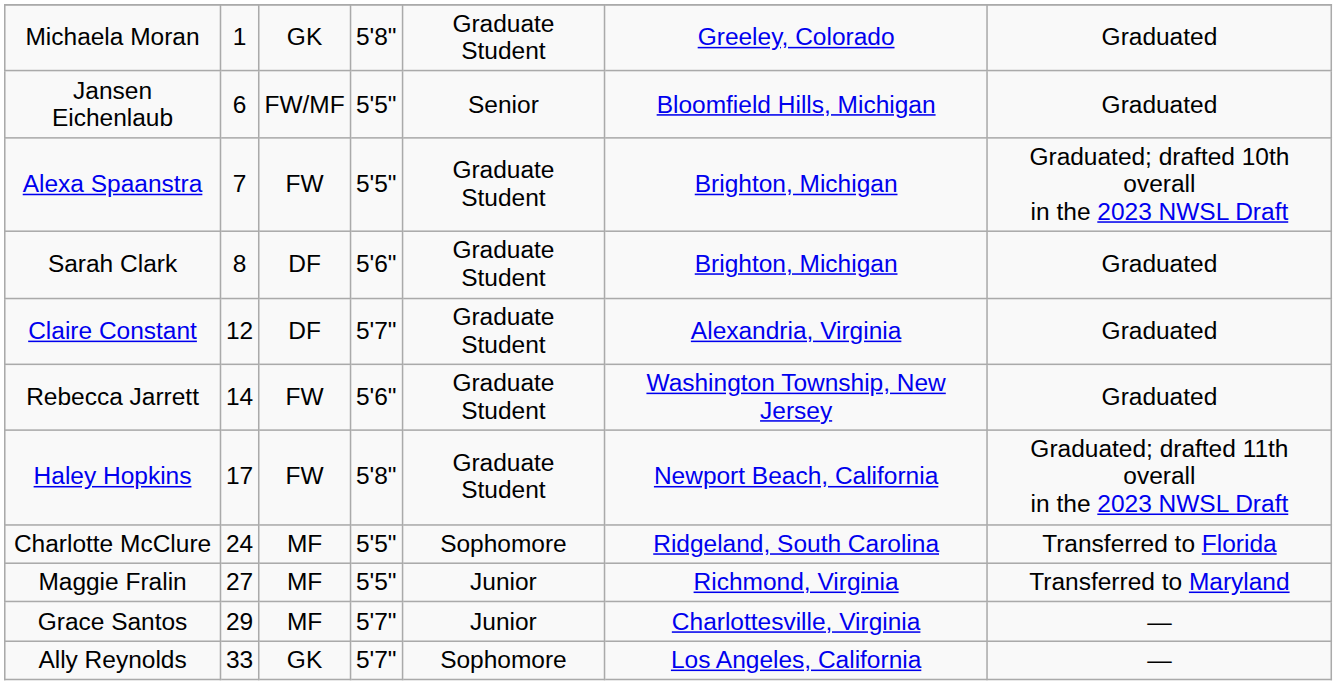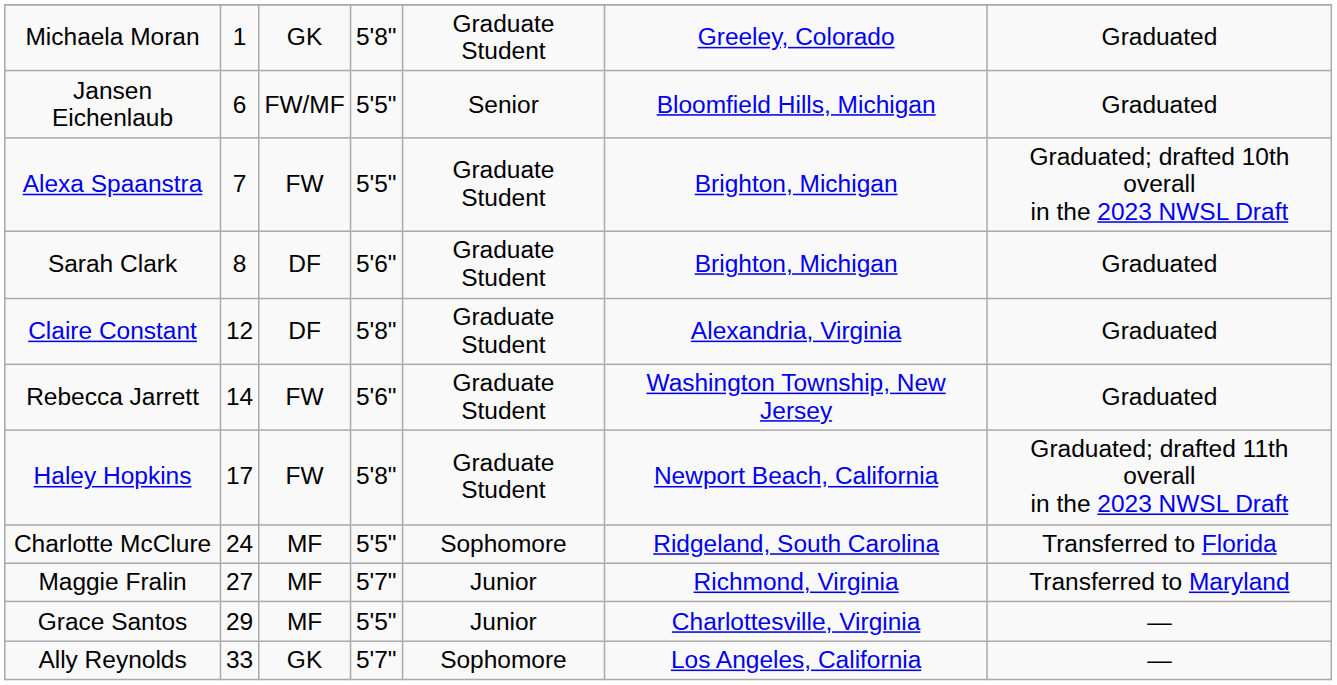(376, 330) 5'7" -> (376, 330) 5'8"
(376, 582) 5'5" -> (376, 582) 5'7"
(376, 621) 5'7" -> (376, 621) 5'5"
